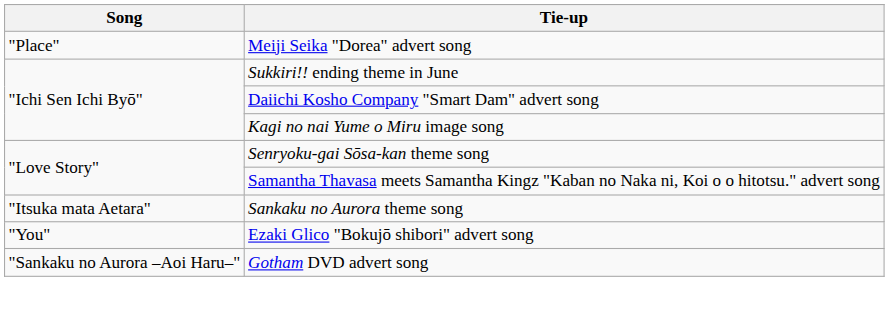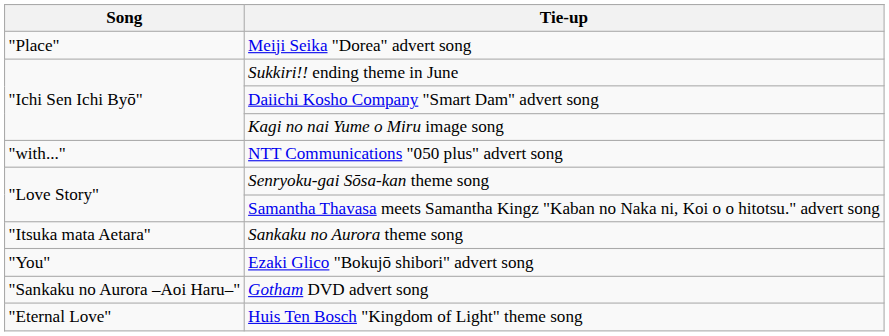+ row: (405, 153)
+ row: (415, 316)
